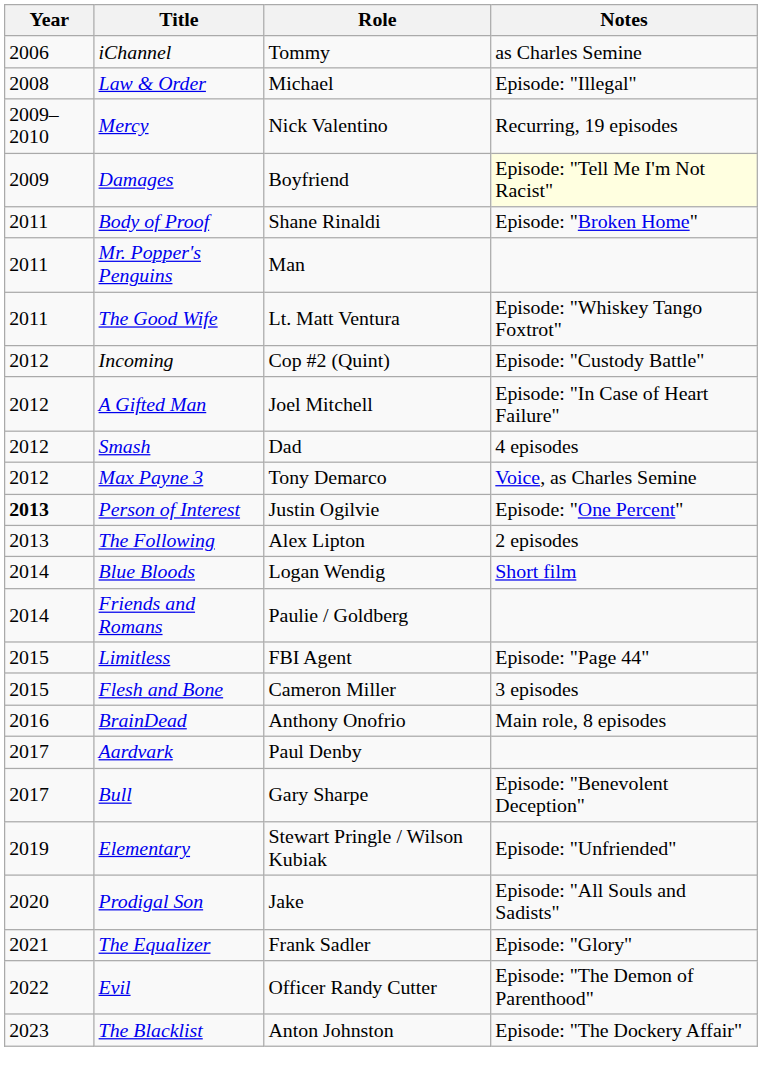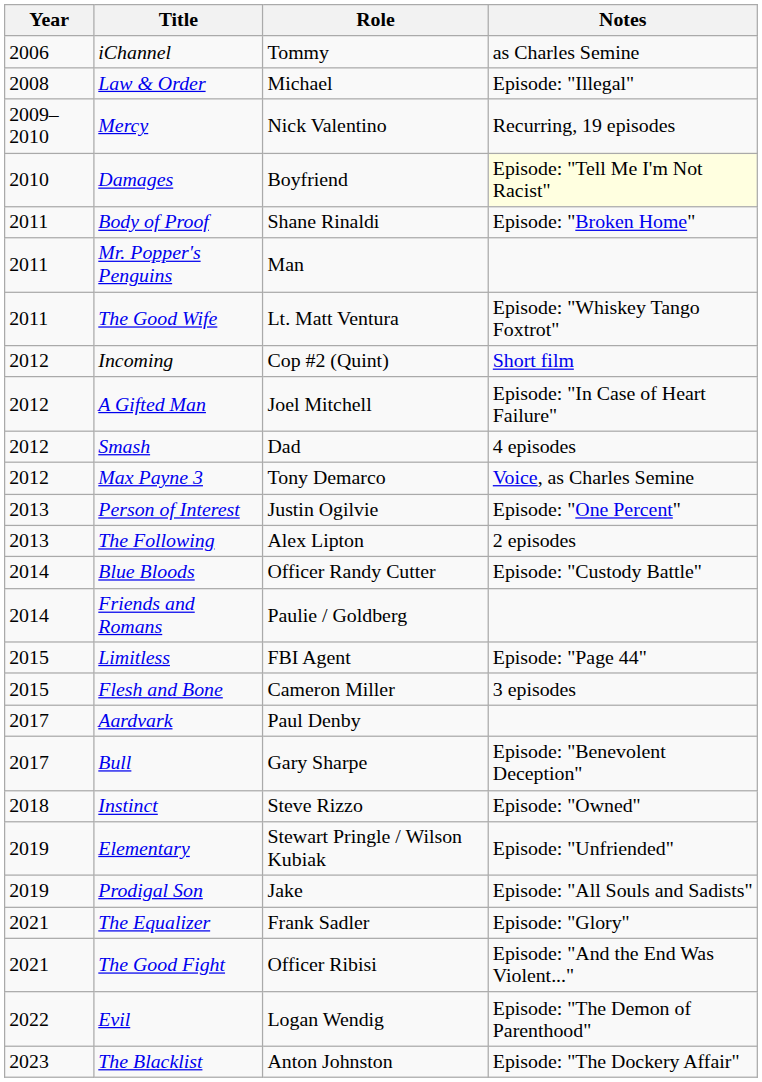(29, 179) 2009 -> (29, 179) 2010
(600, 361) Episode: "Custody Battle" -> (533, 361) Short film
(29, 509) bold -> (29, 509) normal
(327, 572) Logan Wendig -> (352, 572) Officer Randy Cutter
(536, 572) Short film -> (597, 572) Episode: "Custody Battle"
- row: (143, 720)
+ row: (128, 805)
(29, 902) 2020 -> (29, 891) 2019
+ row: (162, 965)
(353, 987) Officer Randy Cutter -> (326, 1018) Logan Wendig
